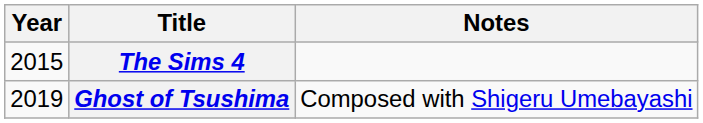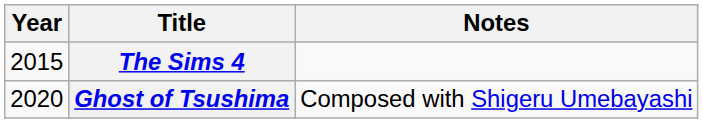(37, 99) 2019 -> (37, 99) 2020
